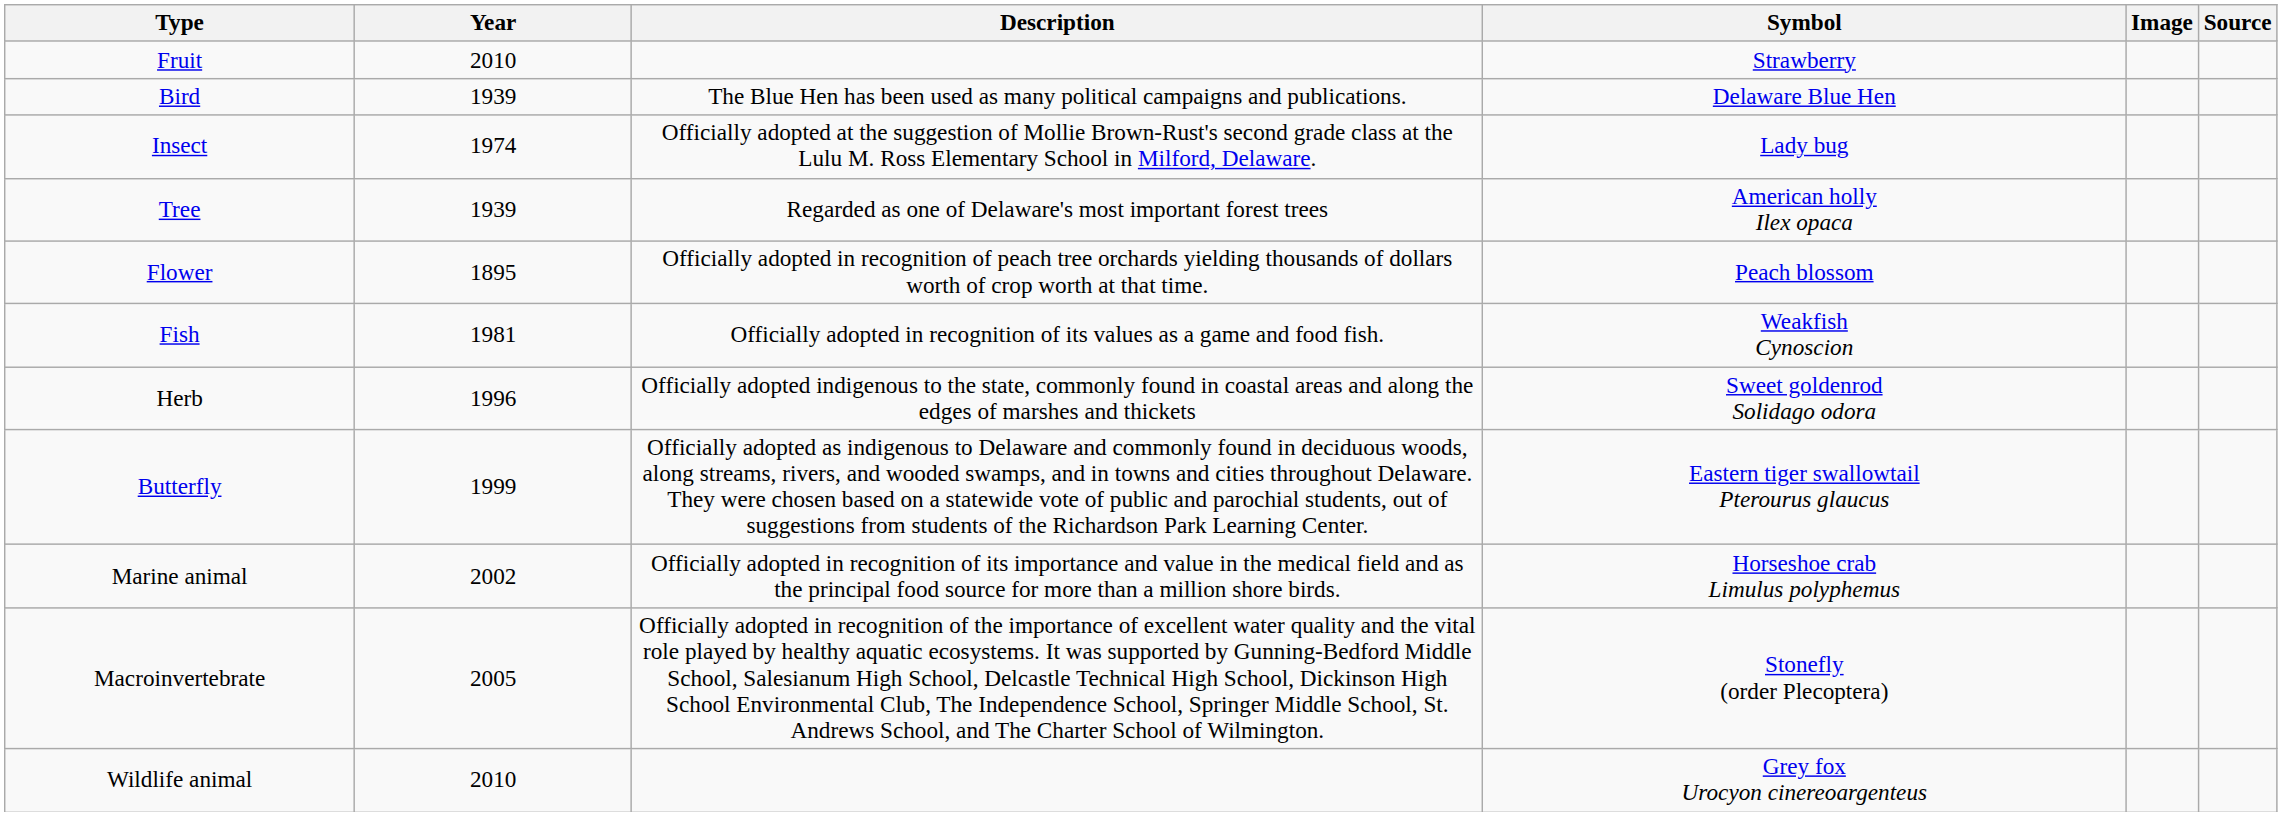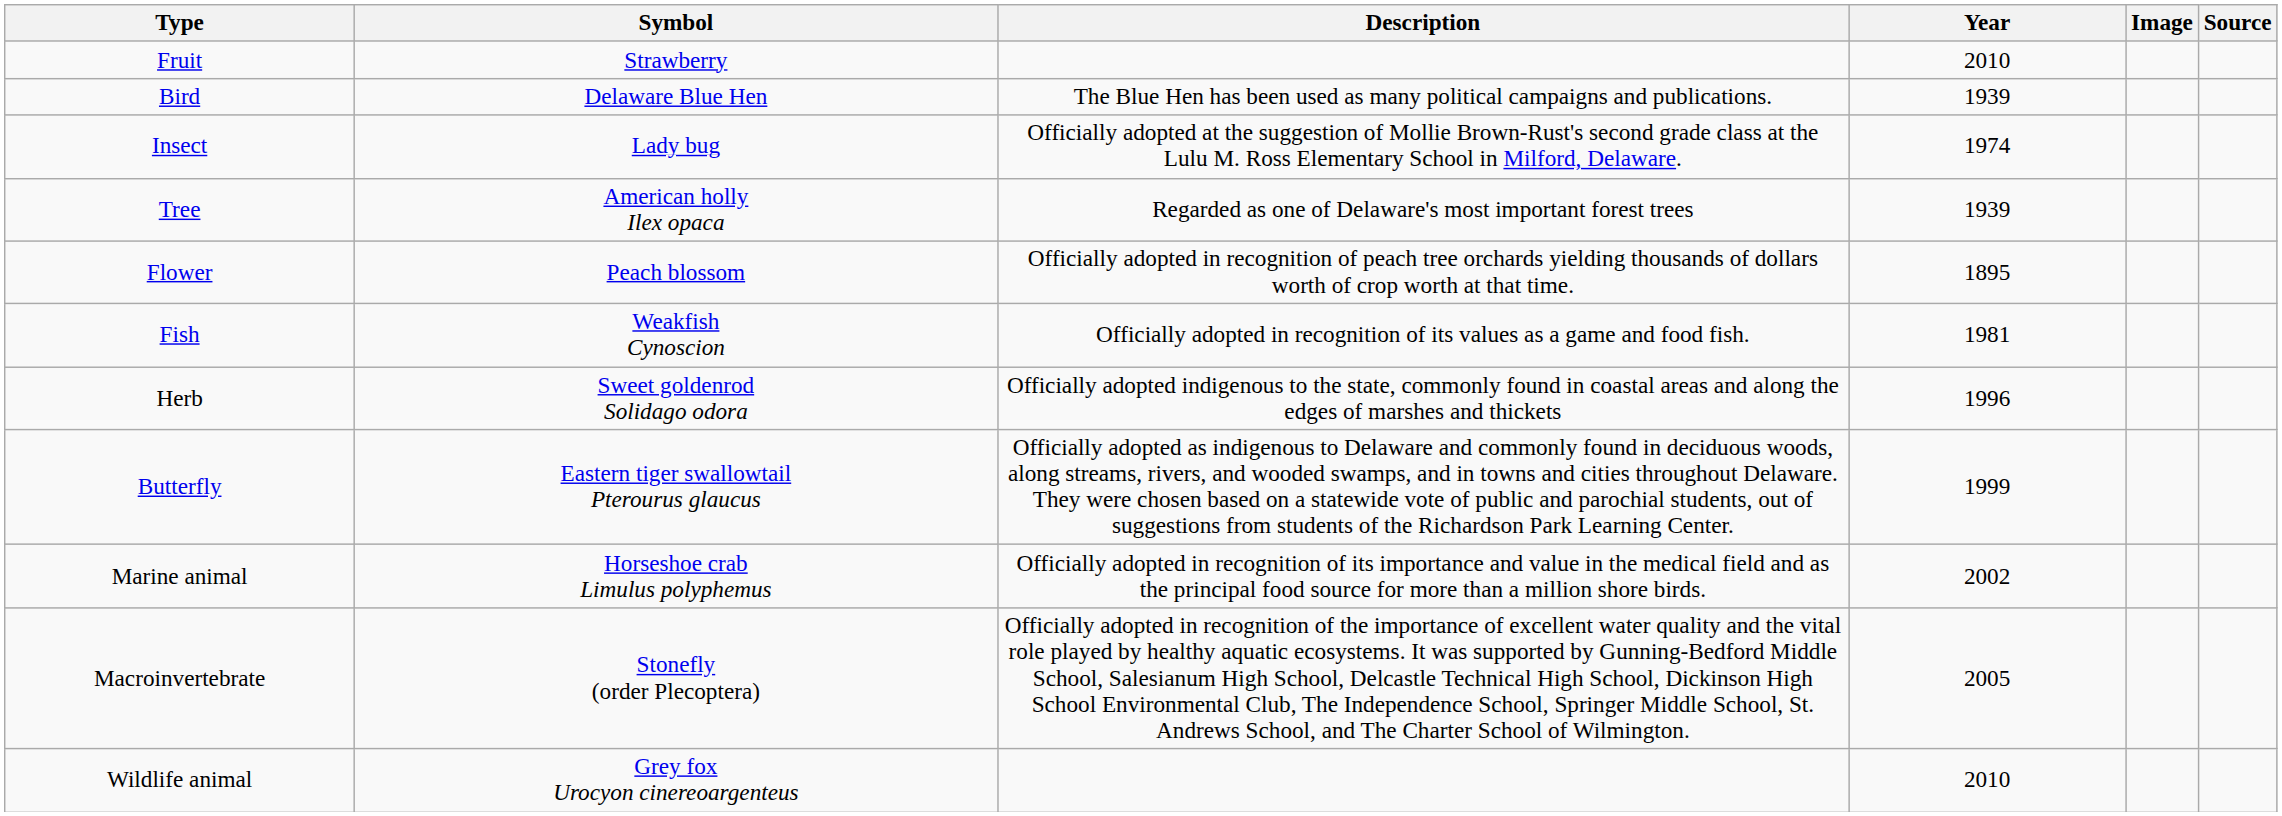columns swapped: (1804, 22) <-> (493, 22)
